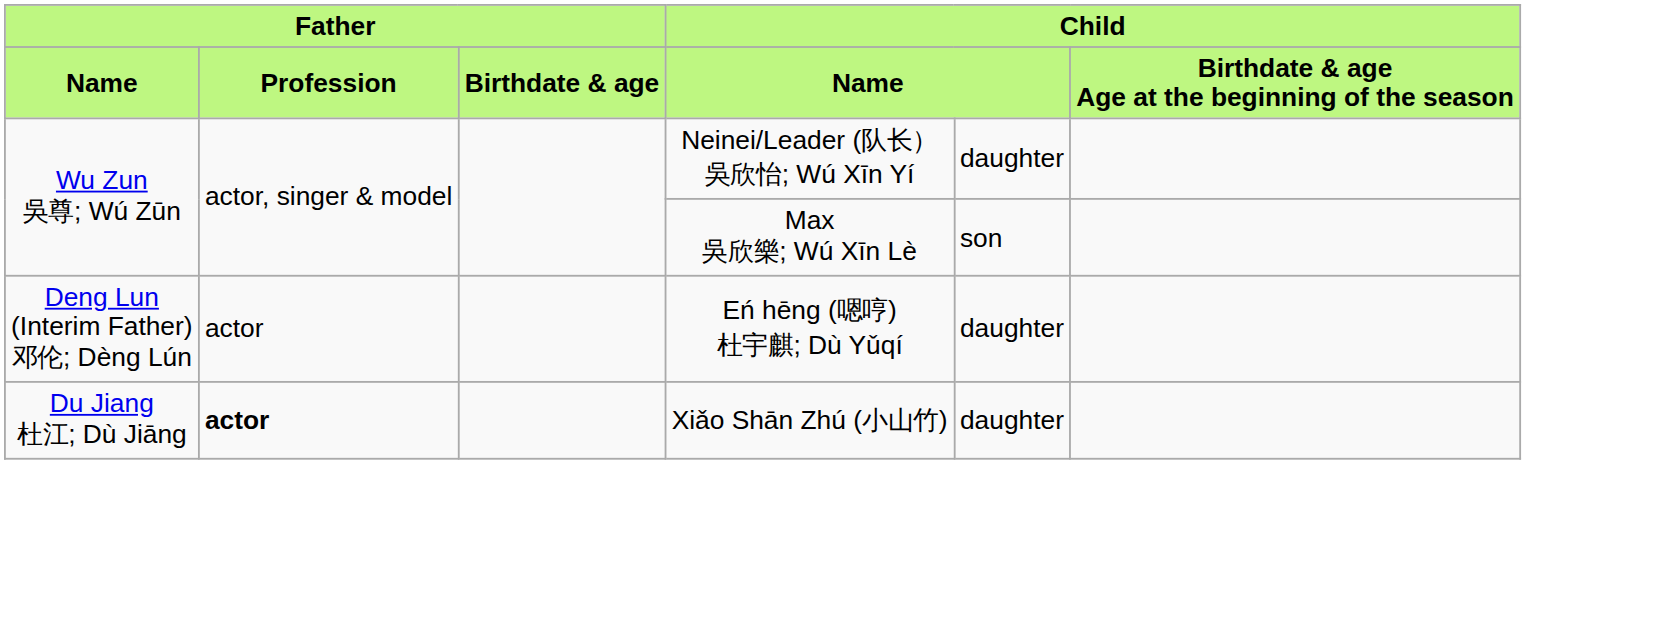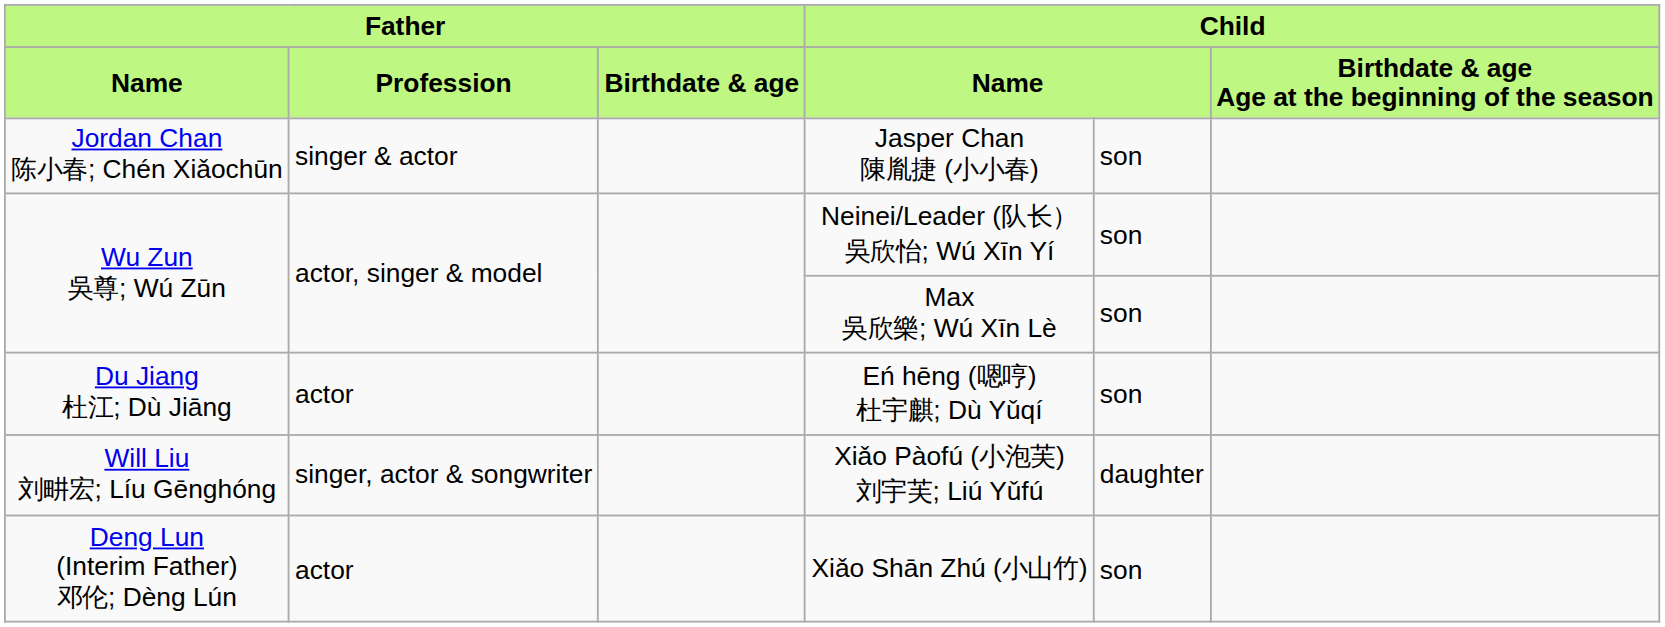+ row: (949, 154)
(1012, 159) daughter -> (1121, 235) son
(102, 327) Deng Lun (Interim Father) 邓伦; Dèng Lún -> (147, 392) Du Jiang 杜江; Dù Jiāng
(1012, 329) daughter -> (1121, 393) son
+ row: (949, 474)
(102, 418) Du Jiang 杜江; Dù Jiāng -> (147, 567) Deng Lun (Interim Father) 邓伦; Dèng Lún
(237, 420) bold -> (324, 569) normal
(1012, 420) daughter -> (1121, 569) son
